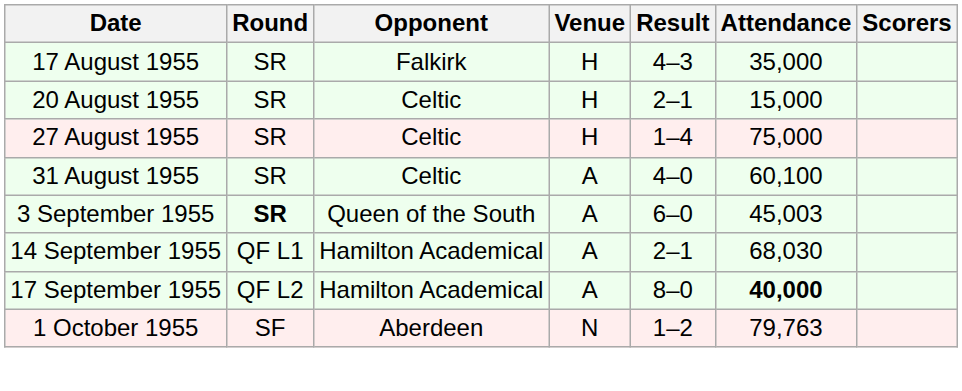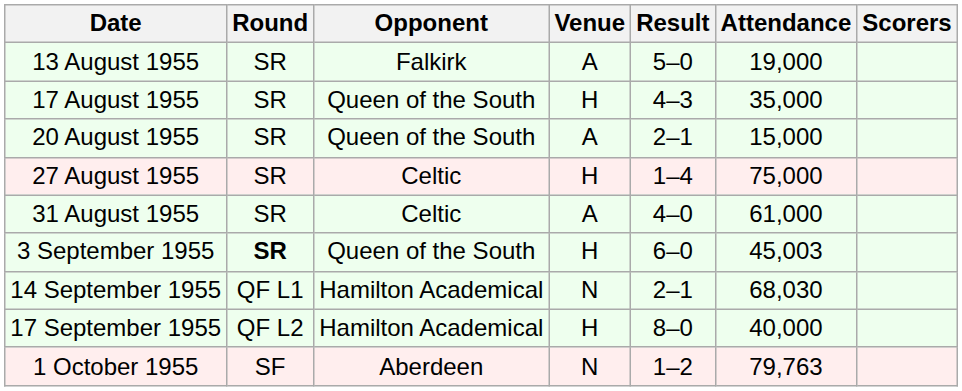+ row: (116, 61)
(431, 61) Falkirk -> (431, 99) Queen of the South
(431, 99) Celtic -> (431, 137) Queen of the South
(590, 99) H -> (590, 137) A
(786, 175) 60,100 -> (786, 213) 61,000
(590, 213) A -> (590, 251) H
(590, 251) A -> (590, 289) N
(590, 289) A -> (590, 328) H
(786, 289) bold -> (786, 328) normal
